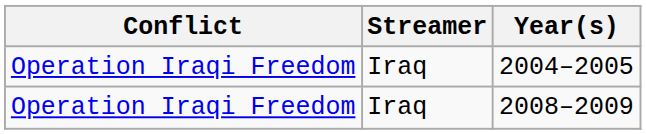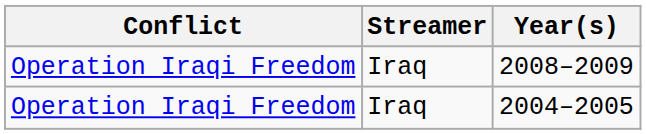rows swapped: (566, 67) <-> (566, 108)
